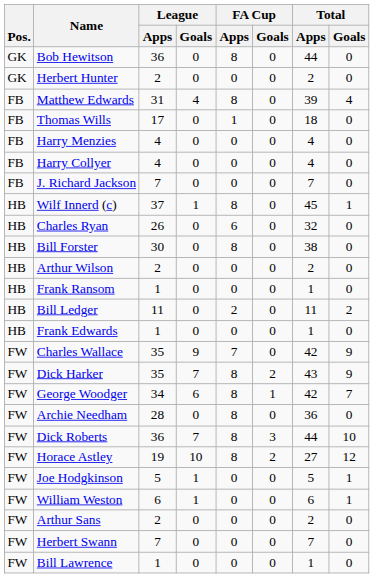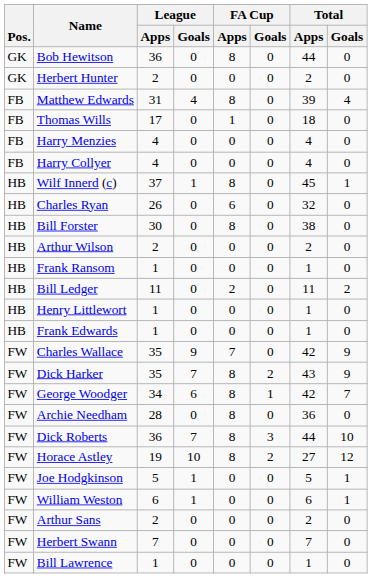- row: (86, 183)
+ row: (82, 309)
